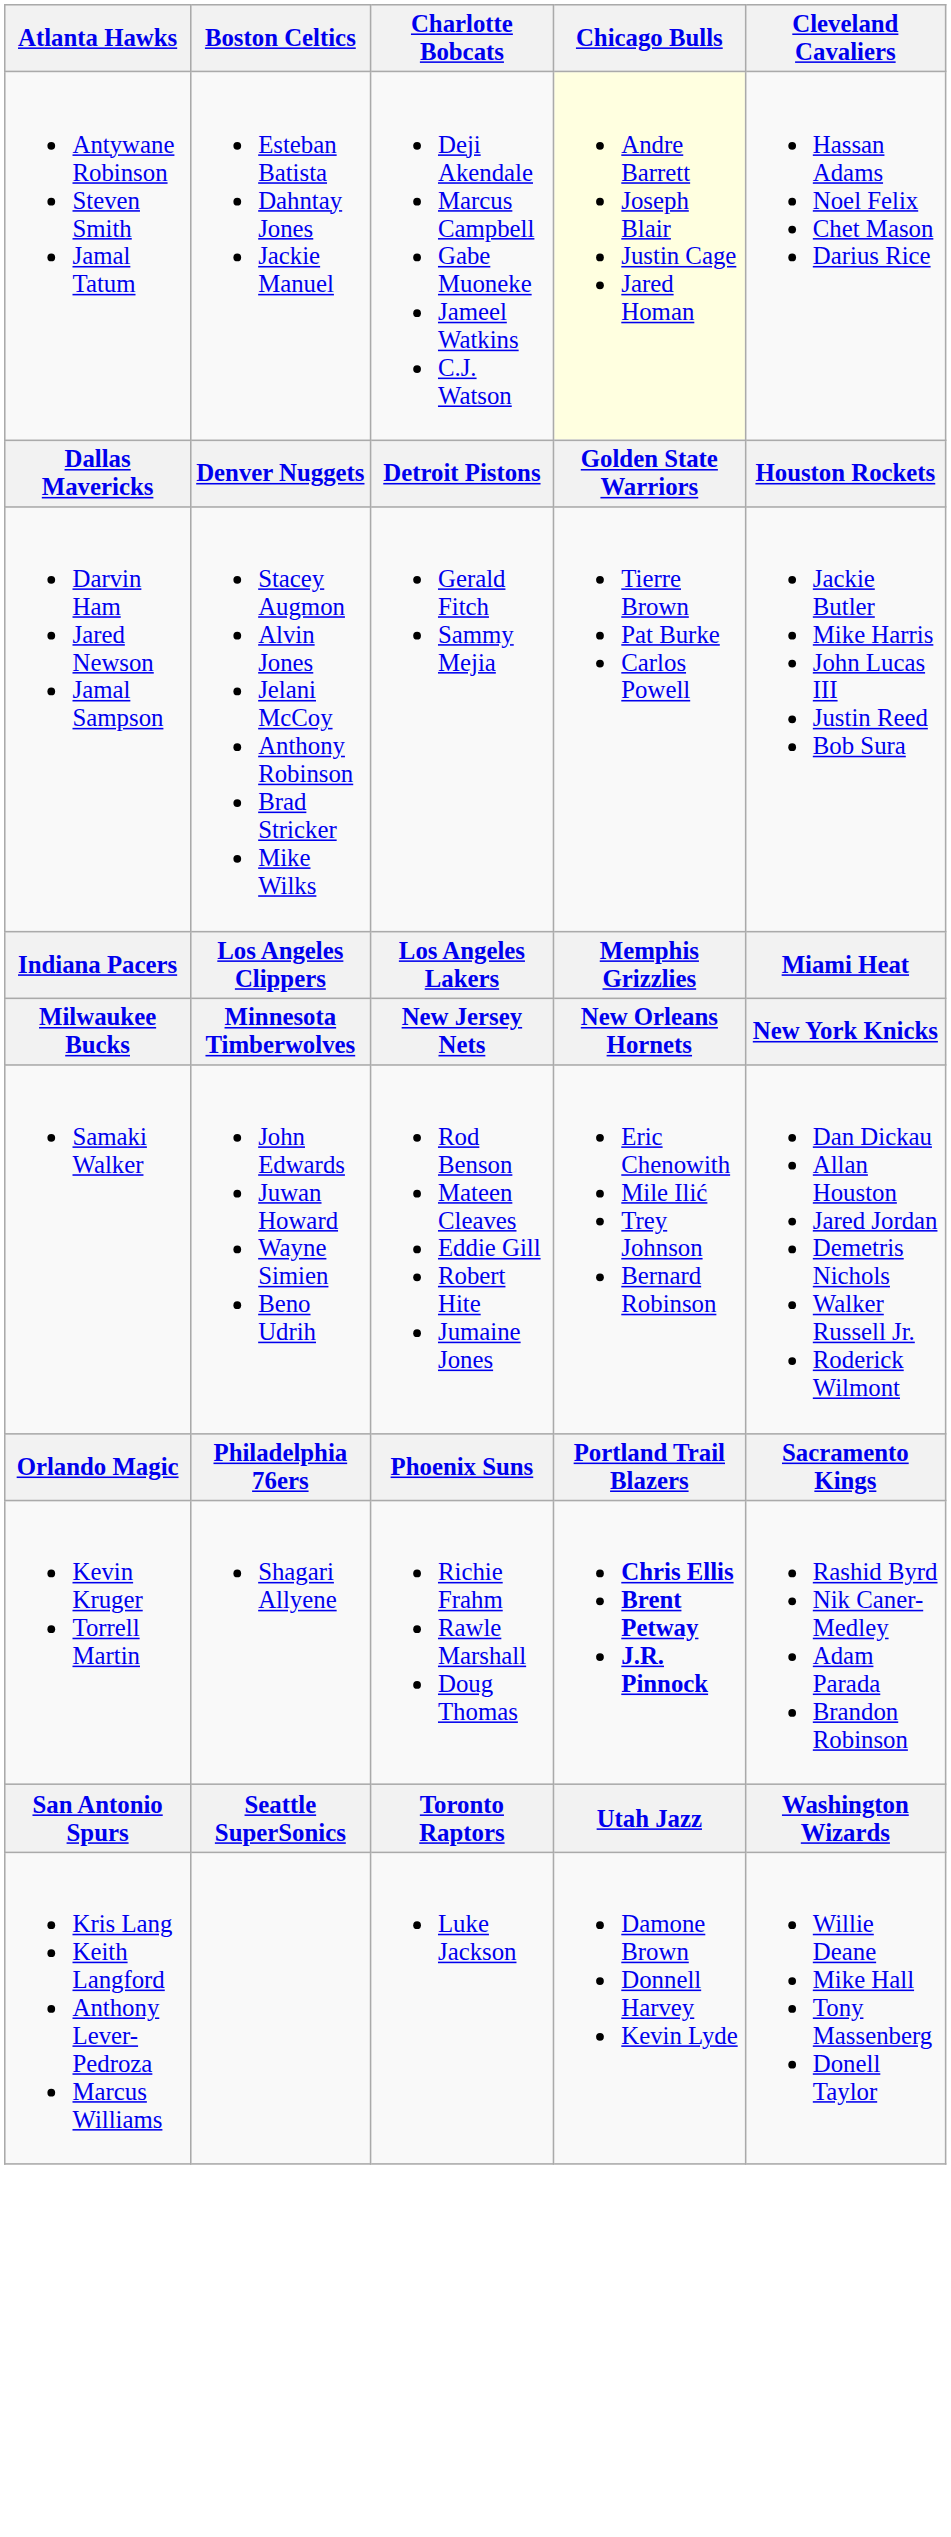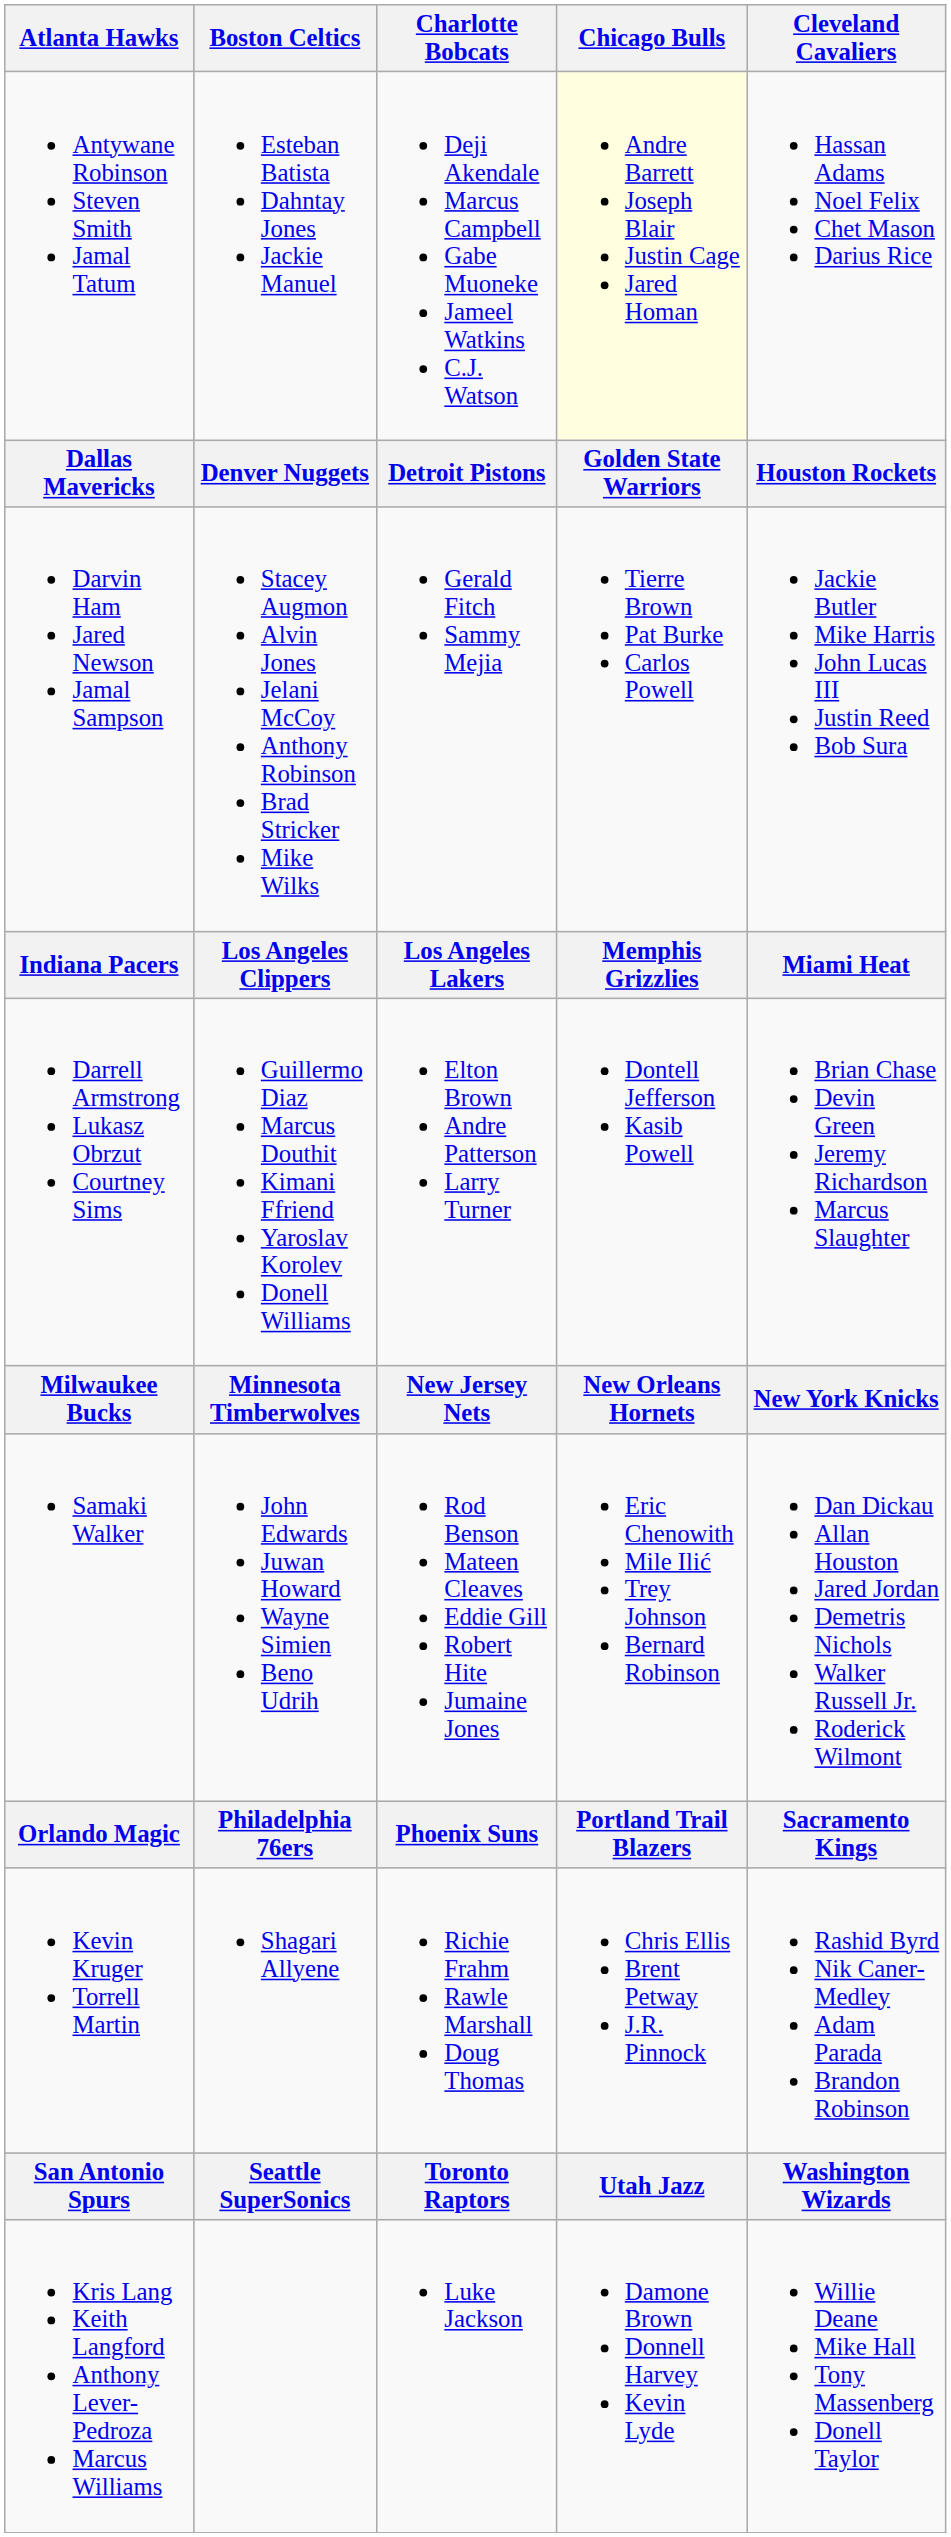+ row: (99, 1140)
(649, 1629) bold -> (652, 1997) normal
